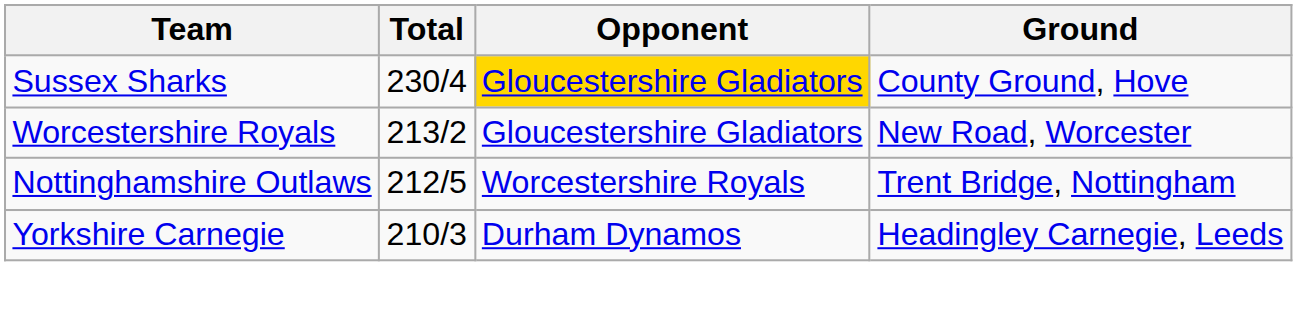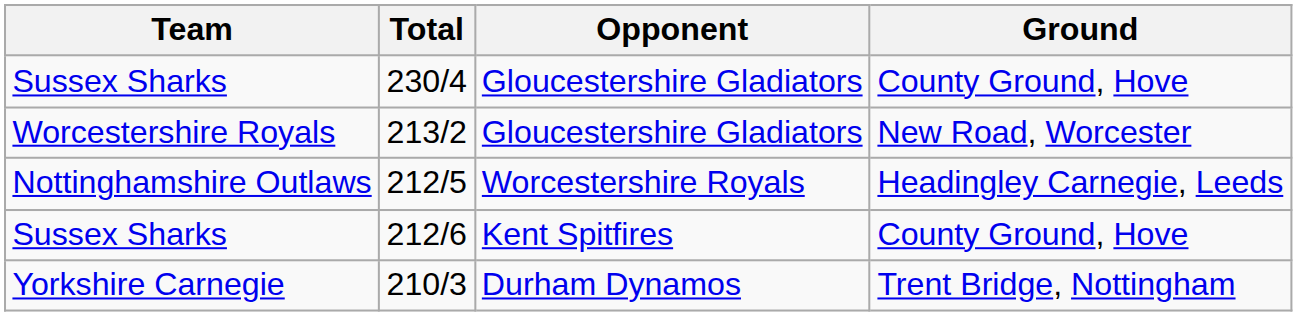(672, 81) gold background -> (672, 81) no background
(1056, 183) Trent Bridge, Nottingham -> (1080, 183) Headingley Carnegie, Leeds
+ row: (427, 234)
(1080, 234) Headingley Carnegie, Leeds -> (1056, 285) Trent Bridge, Nottingham
